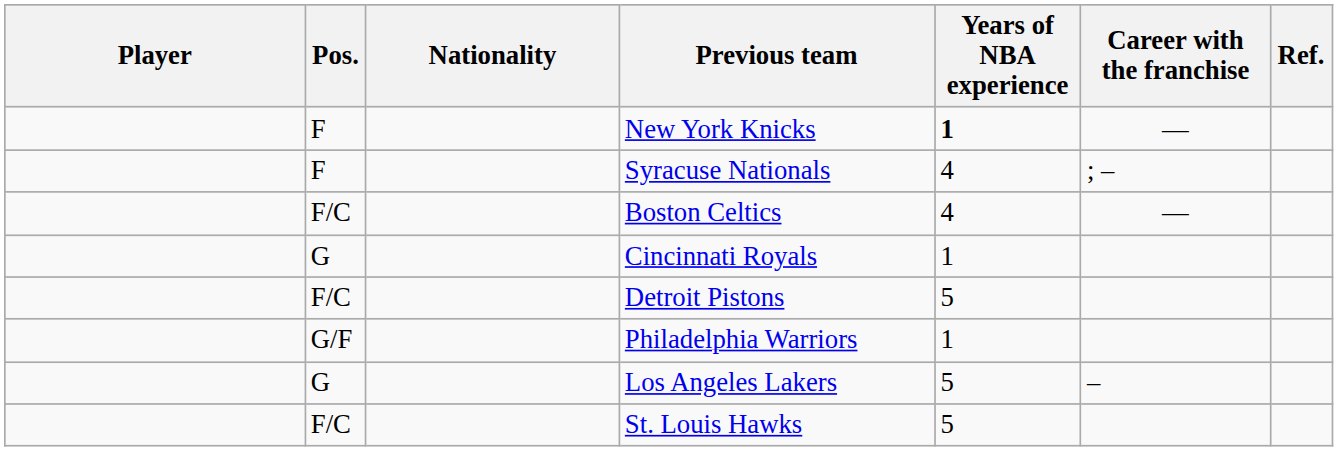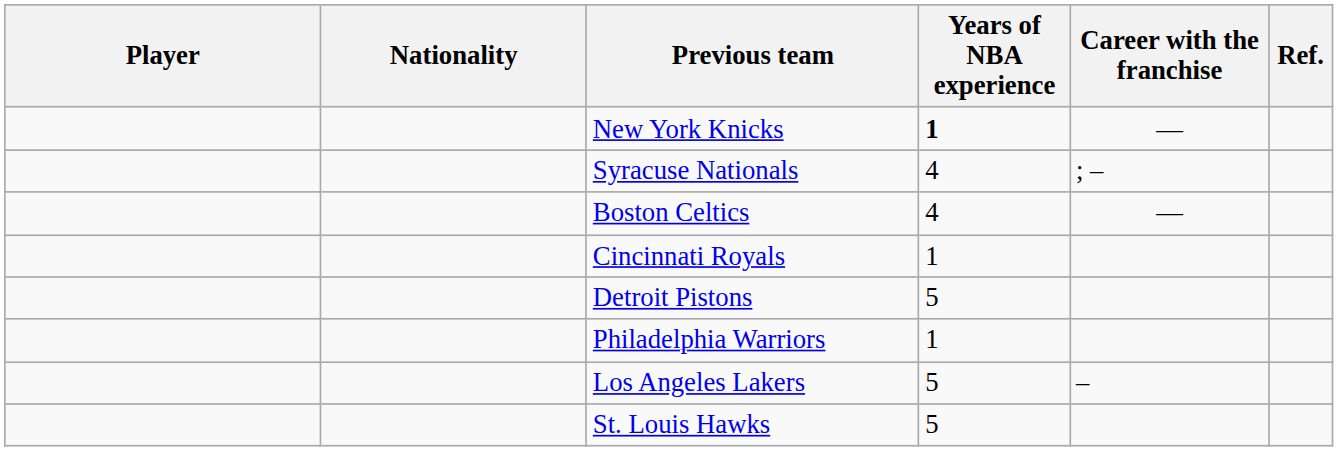- column: (335, 55)
